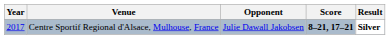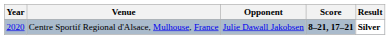(16, 27) 2017 -> (16, 27) 2020
